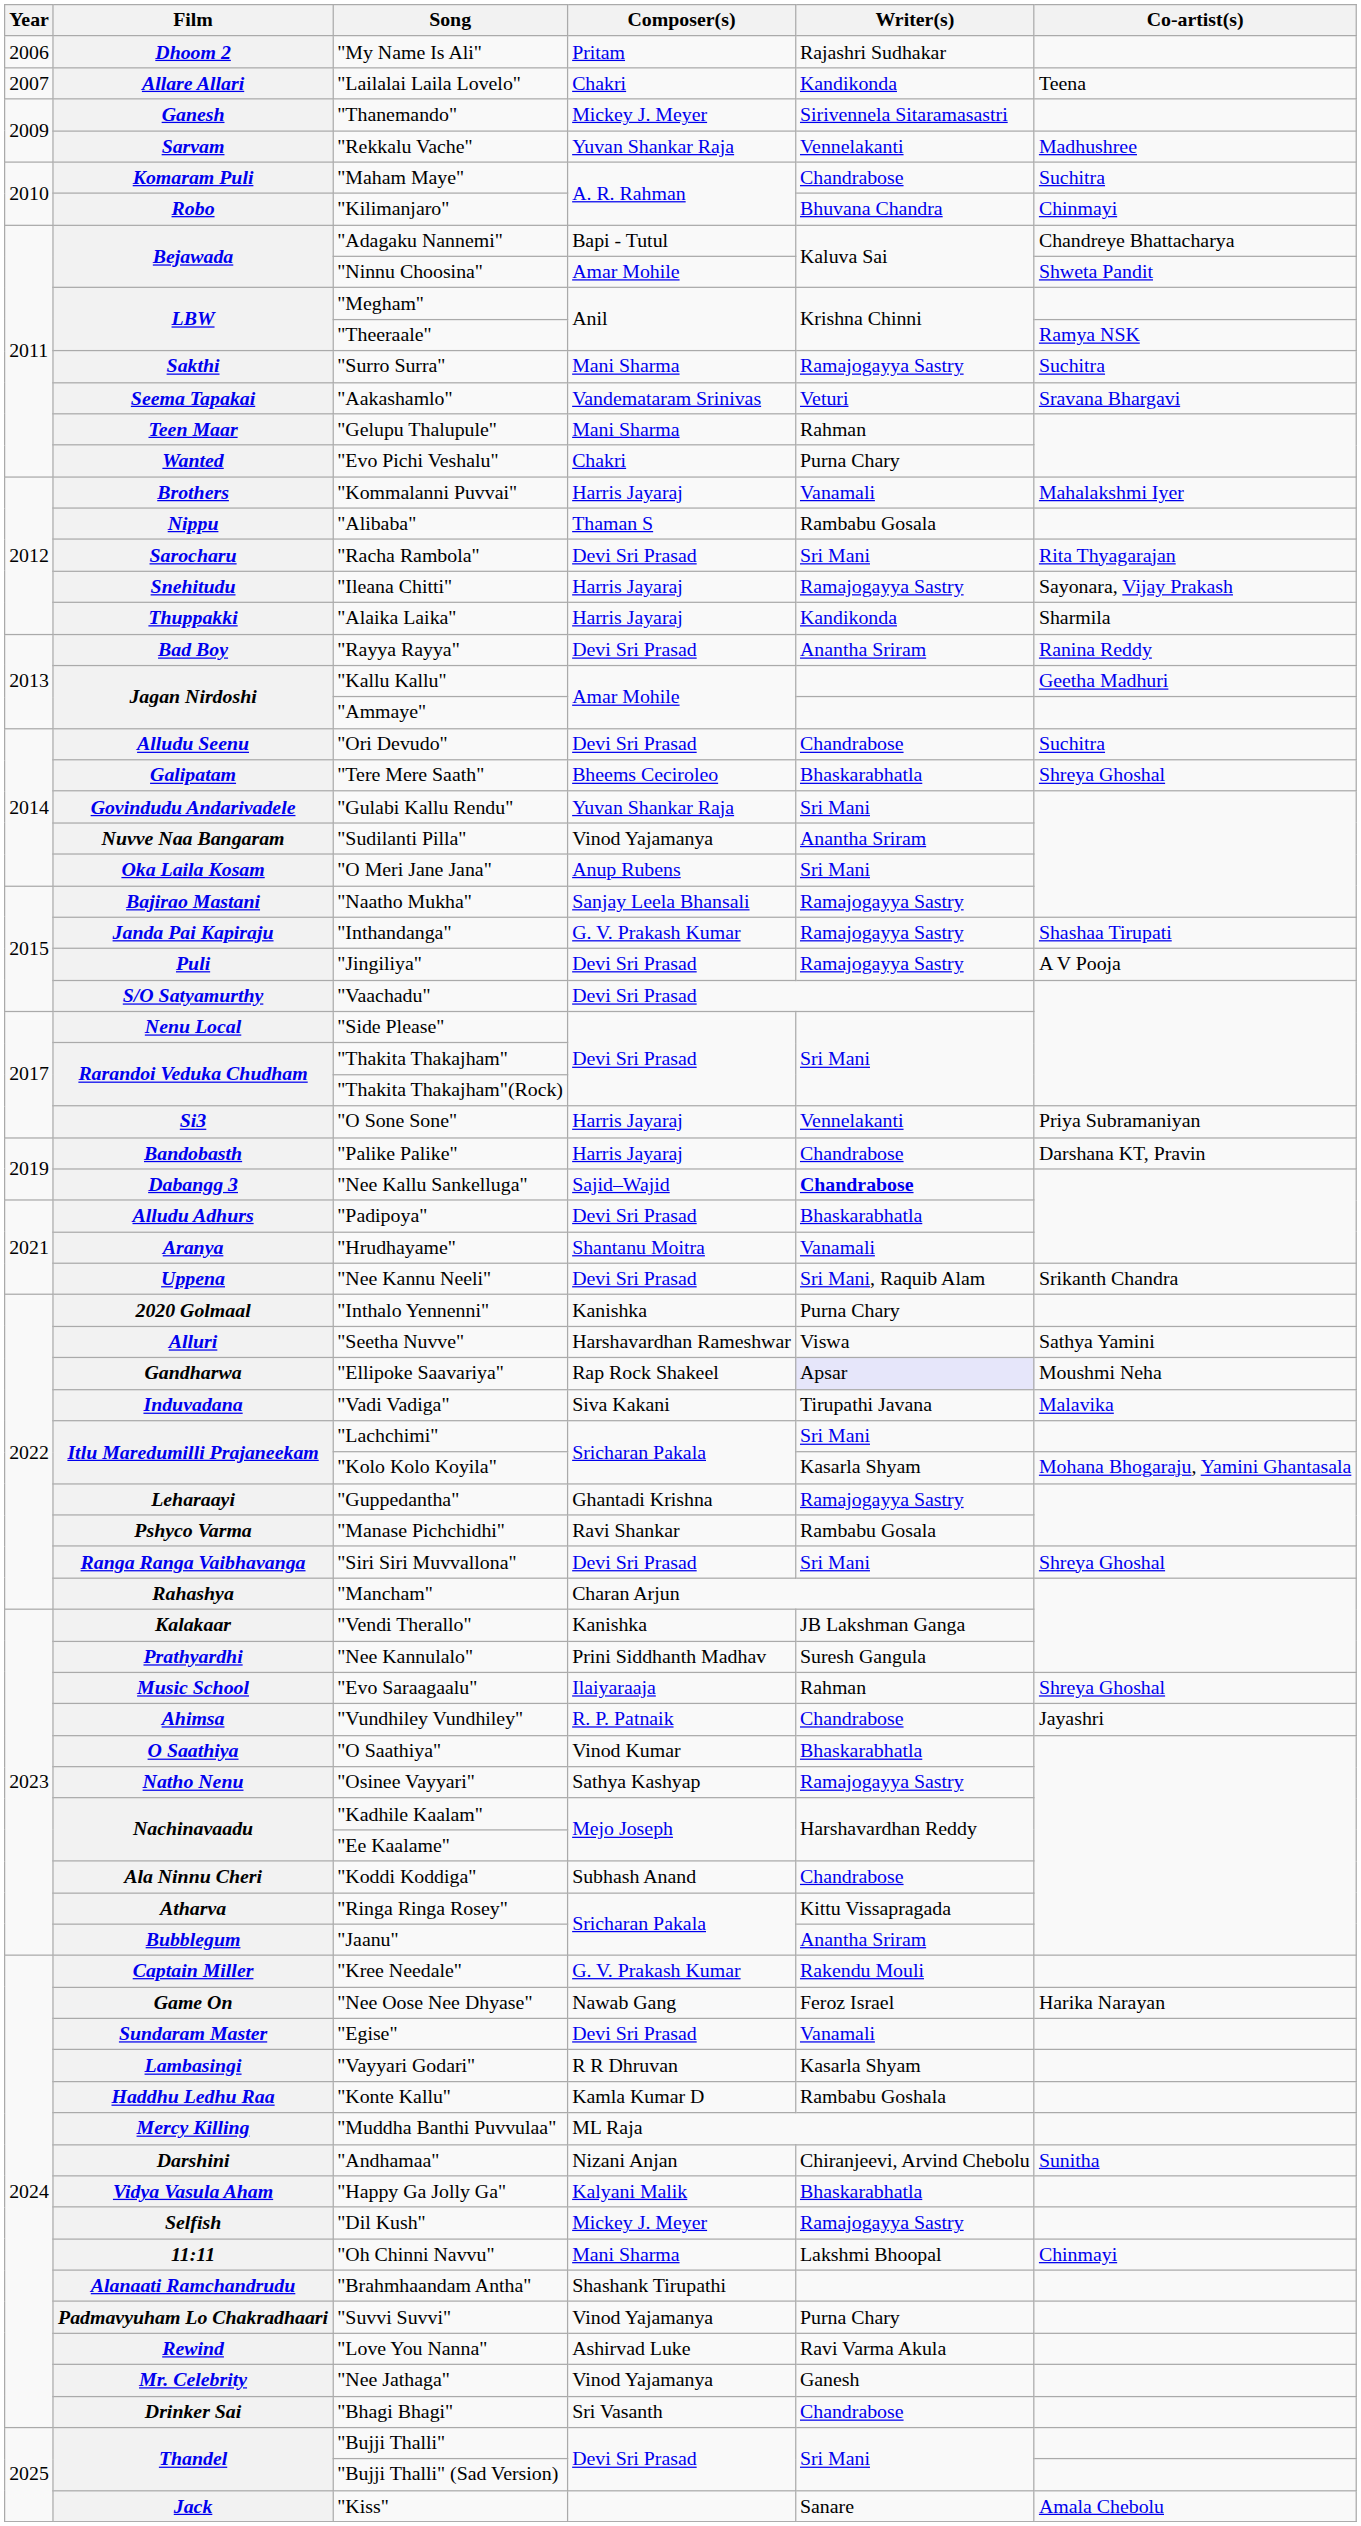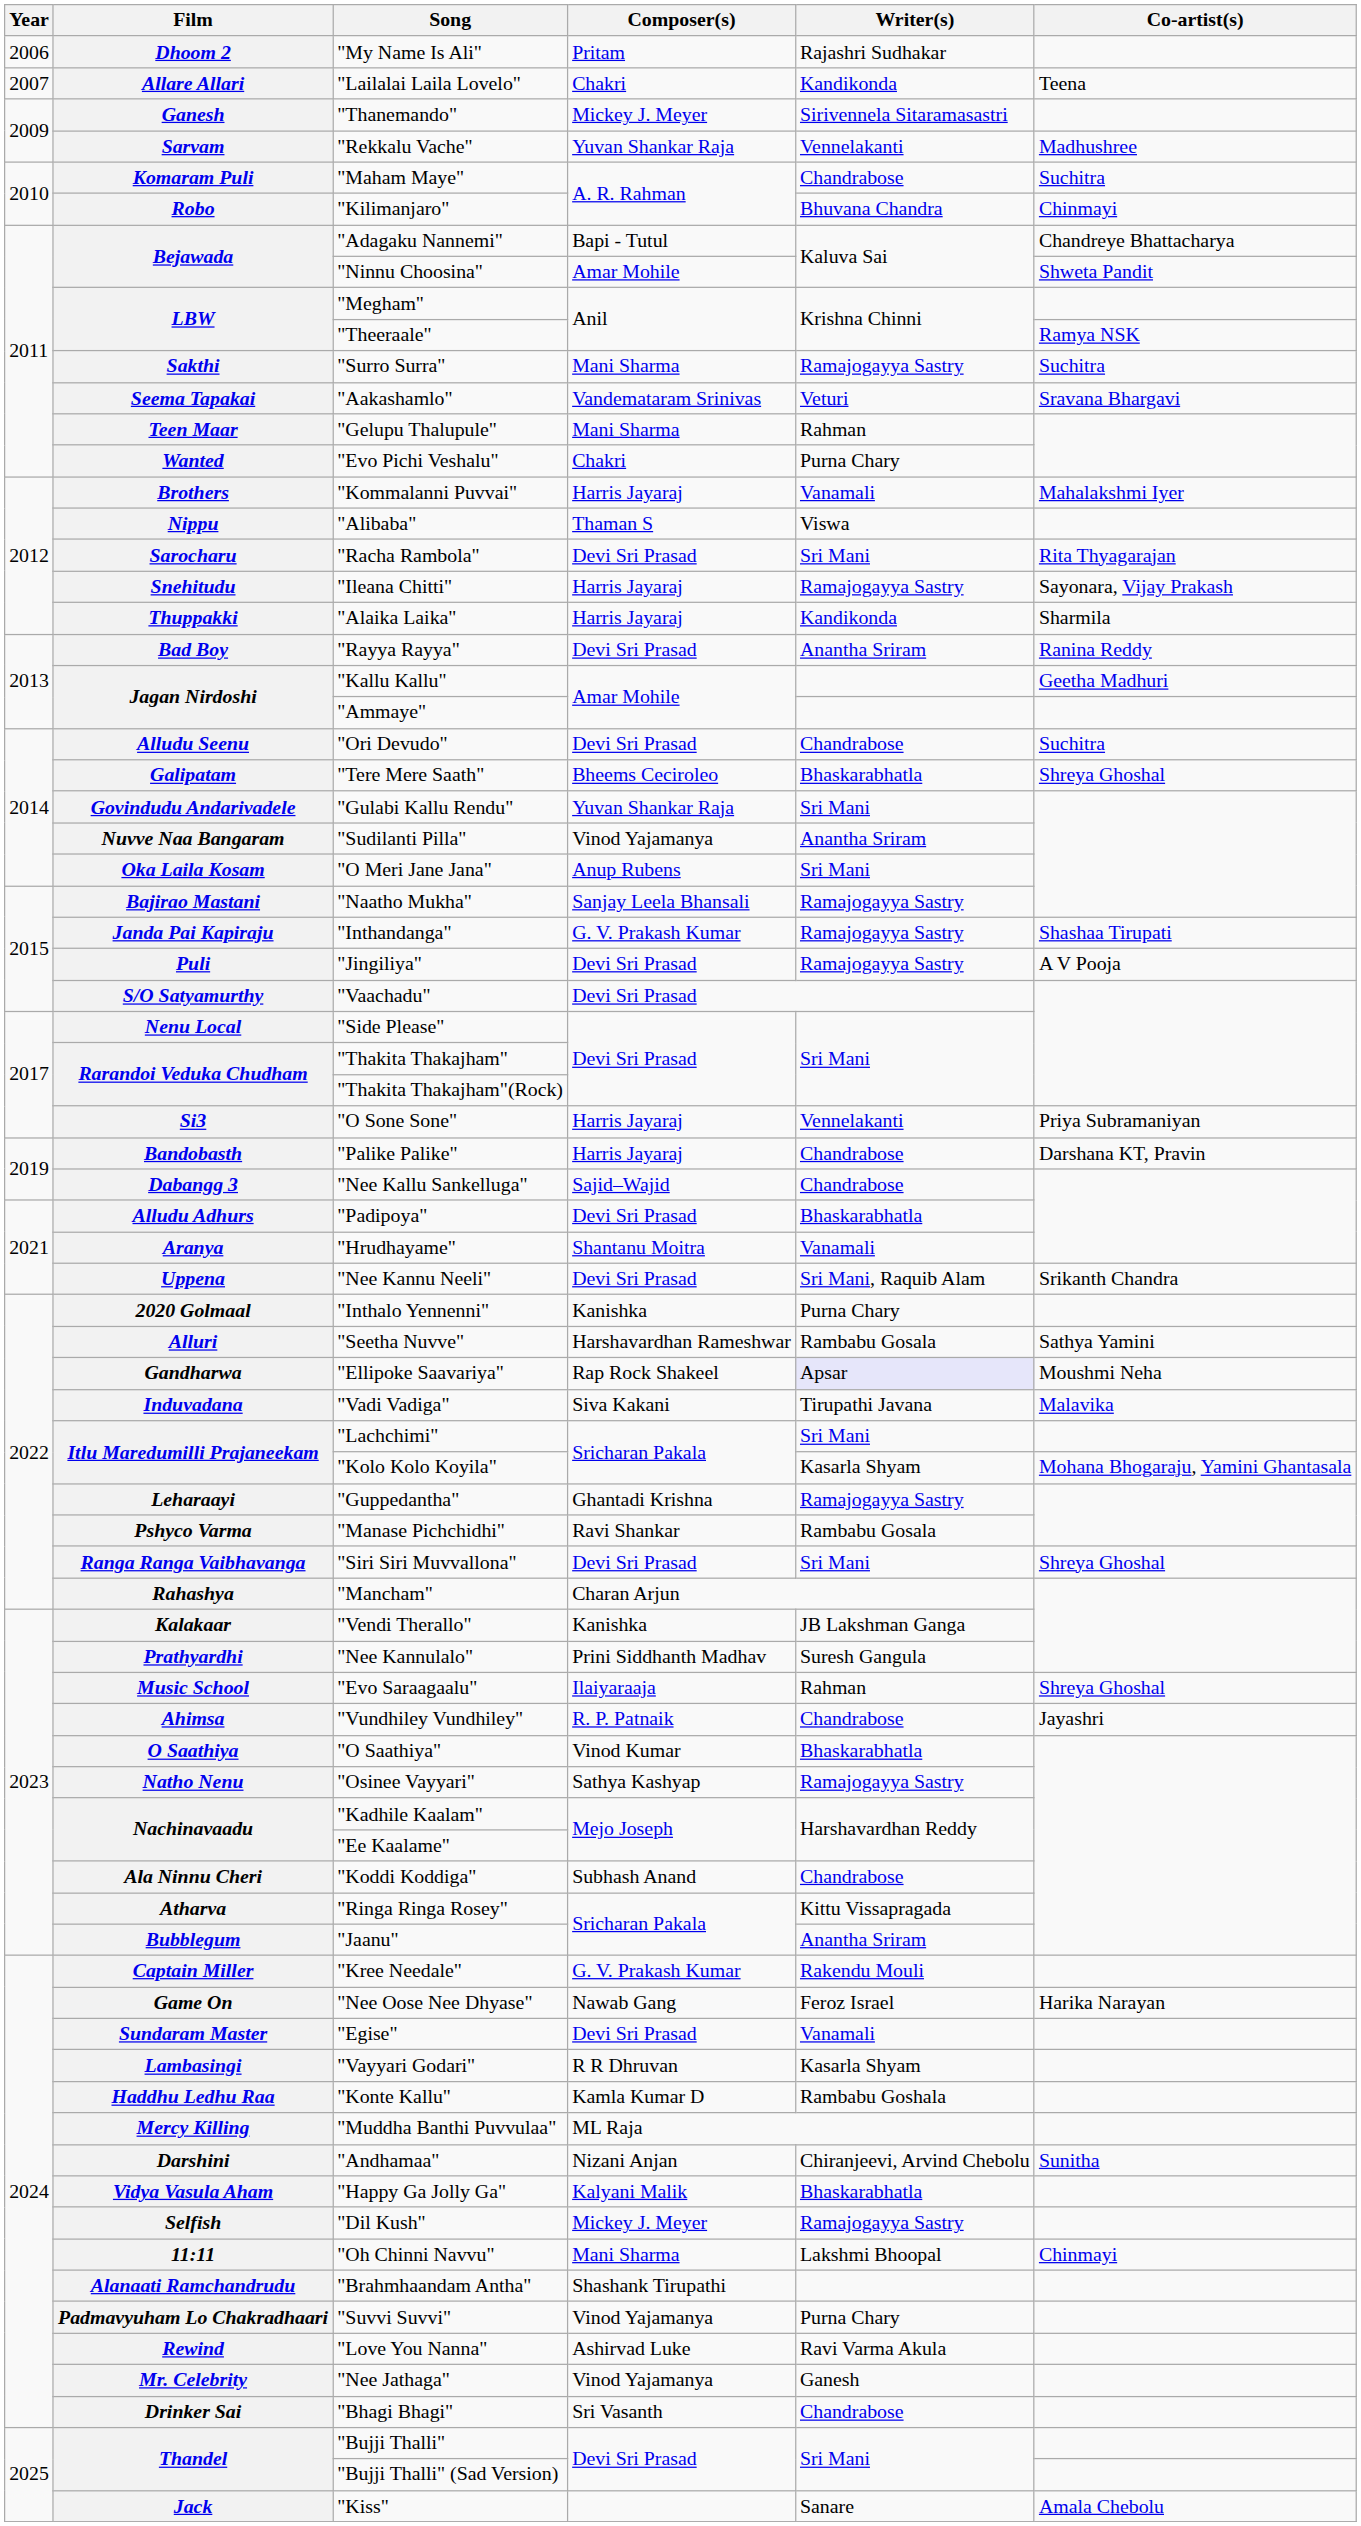(868, 523) Rambabu Gosala -> (825, 523) Viswa
(857, 1184) bold -> (852, 1184) normal
(825, 1341) Viswa -> (868, 1341) Rambabu Gosala
